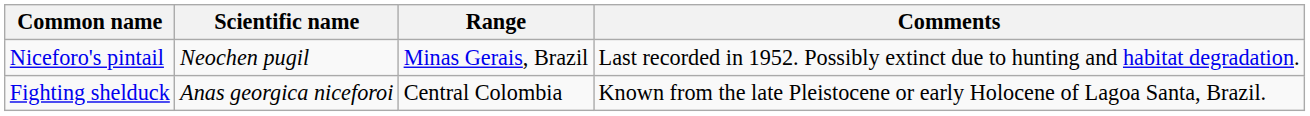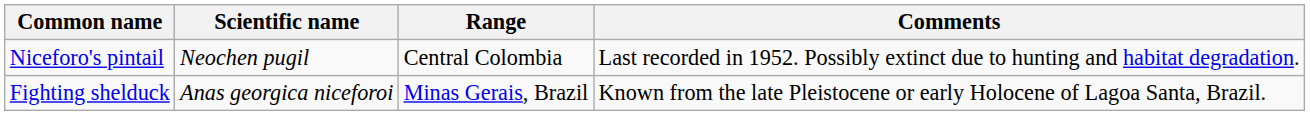(496, 57) Minas Gerais, Brazil -> (483, 57) Central Colombia
(483, 92) Central Colombia -> (496, 92) Minas Gerais, Brazil
